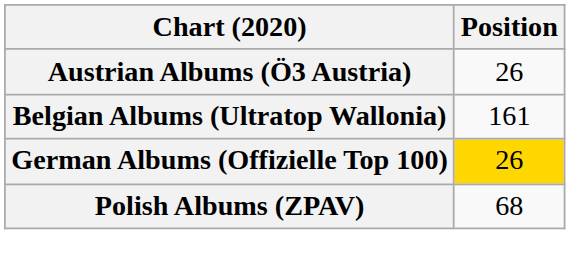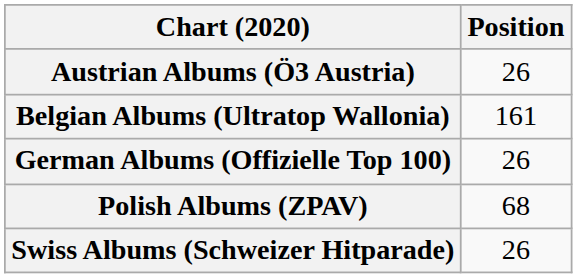(509, 160) gold background -> (516, 160) no background
+ row: (233, 250)
